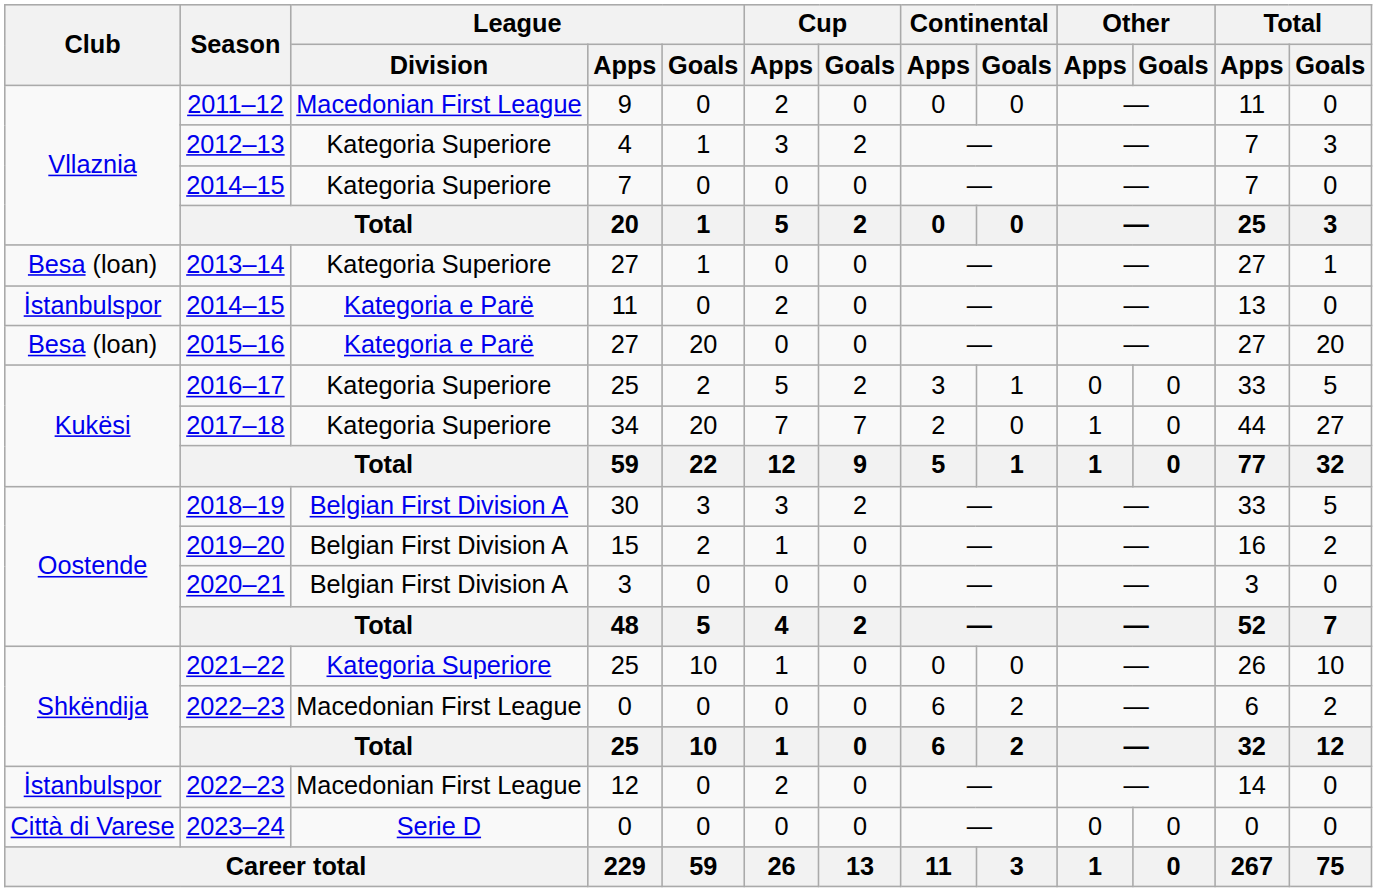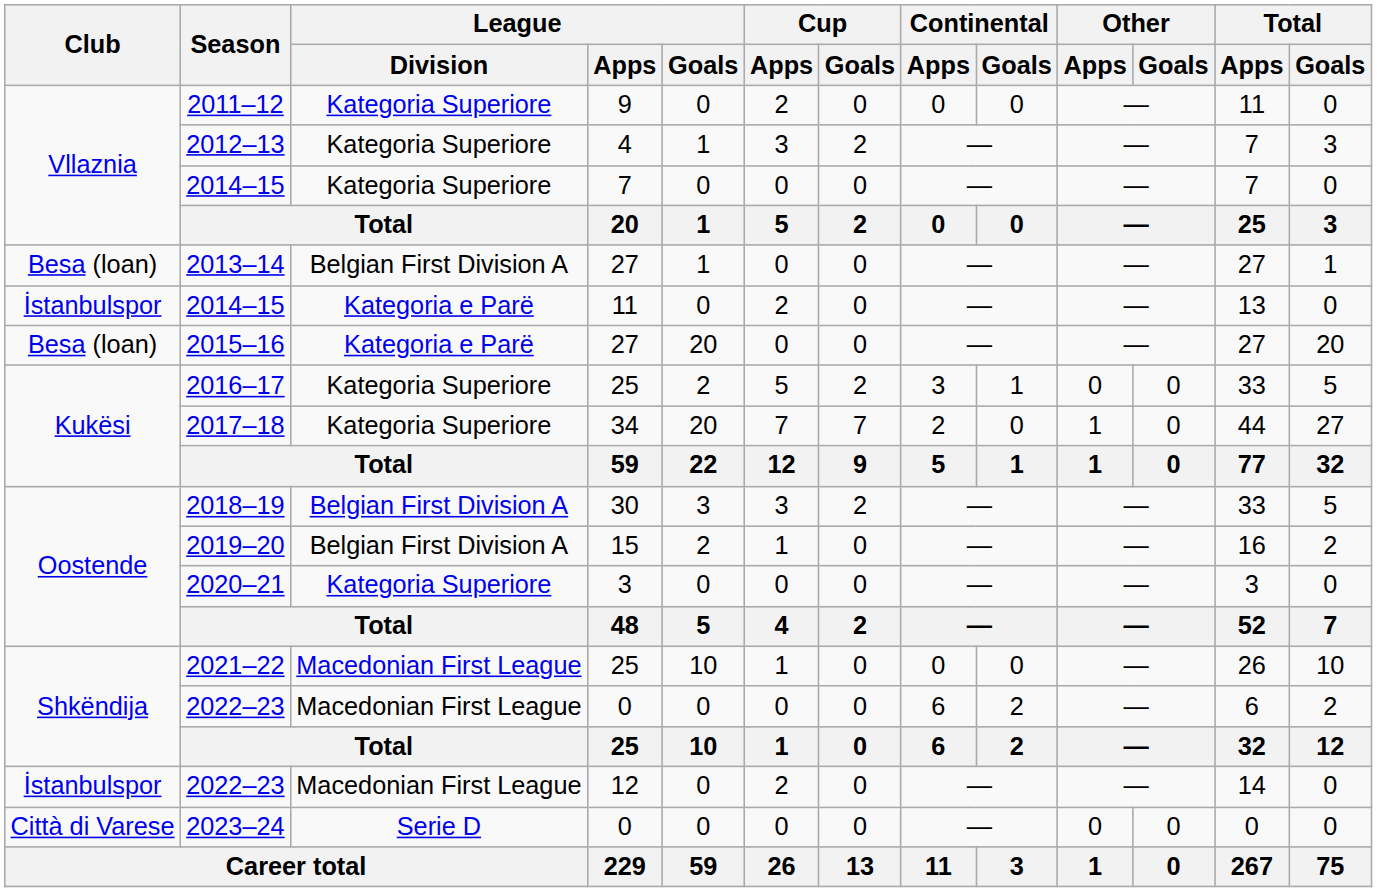(439, 104) Macedonian First League -> (439, 104) Kategoria Superiore
(439, 265) Kategoria Superiore -> (439, 265) Belgian First Division A
(439, 585) Belgian First Division A -> (439, 585) Kategoria Superiore
(439, 666) Kategoria Superiore -> (439, 666) Macedonian First League
